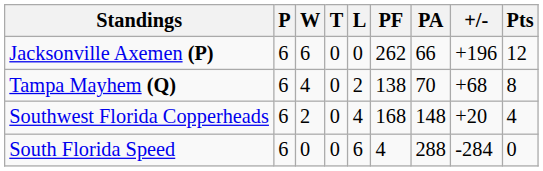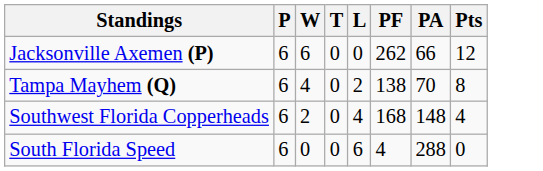- column: (476, 20)
